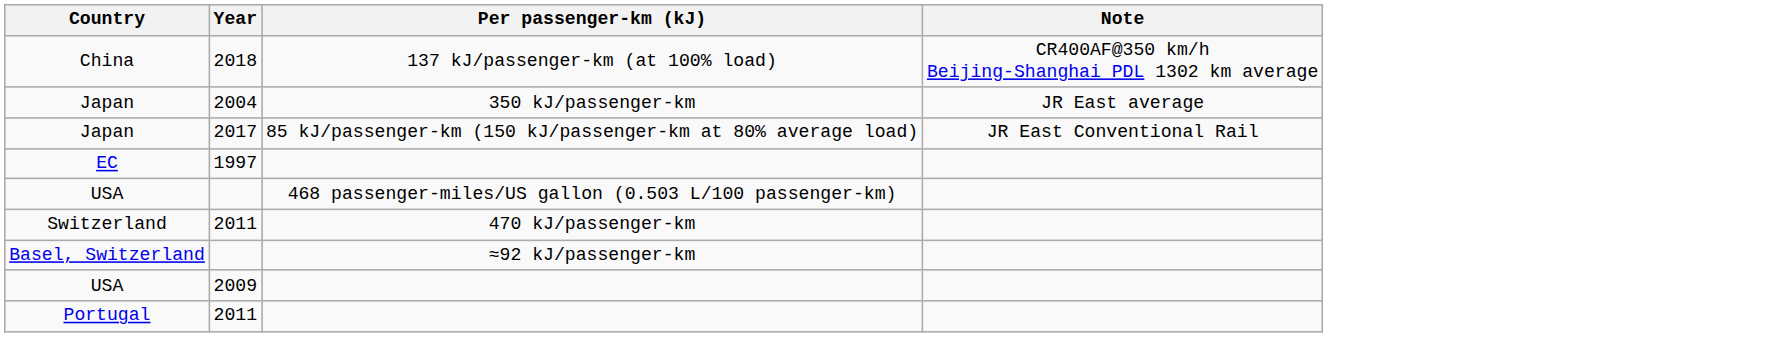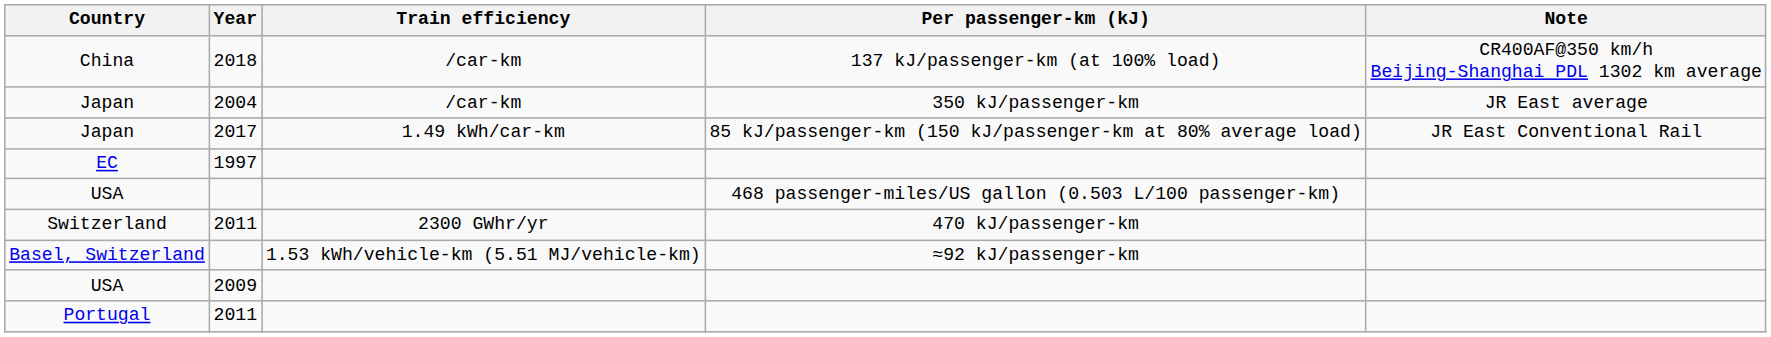+ column: (483, 20)
